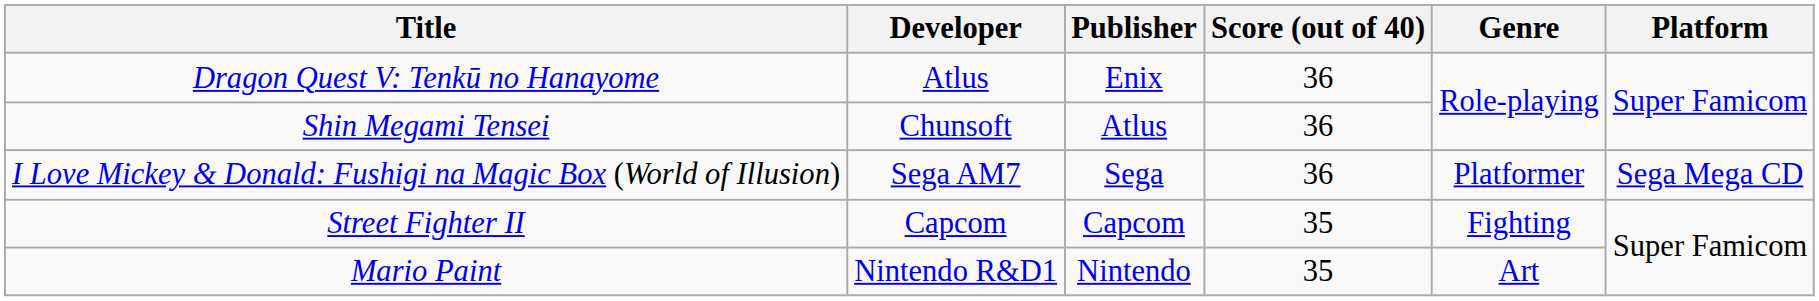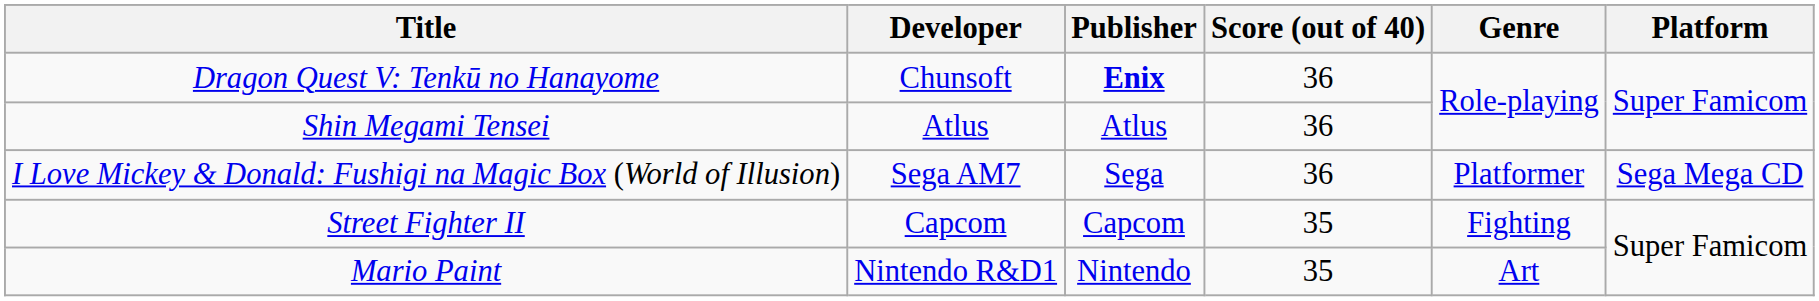(956, 77) Atlus -> (956, 77) Chunsoft
(1134, 77) normal -> (1134, 77) bold
(956, 125) Chunsoft -> (956, 125) Atlus
